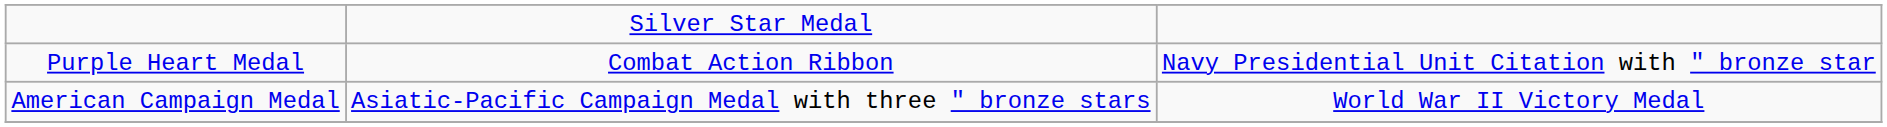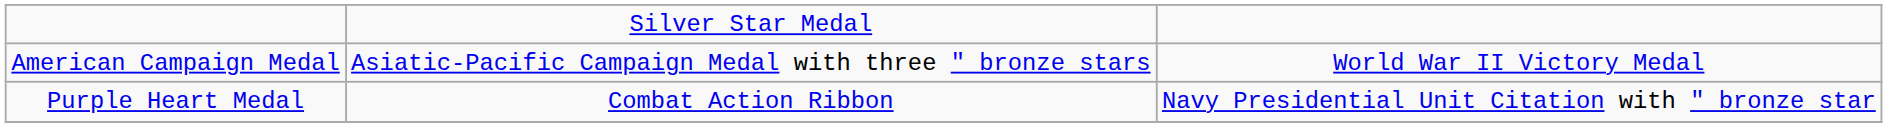rows swapped: (176, 63) <-> (176, 102)
